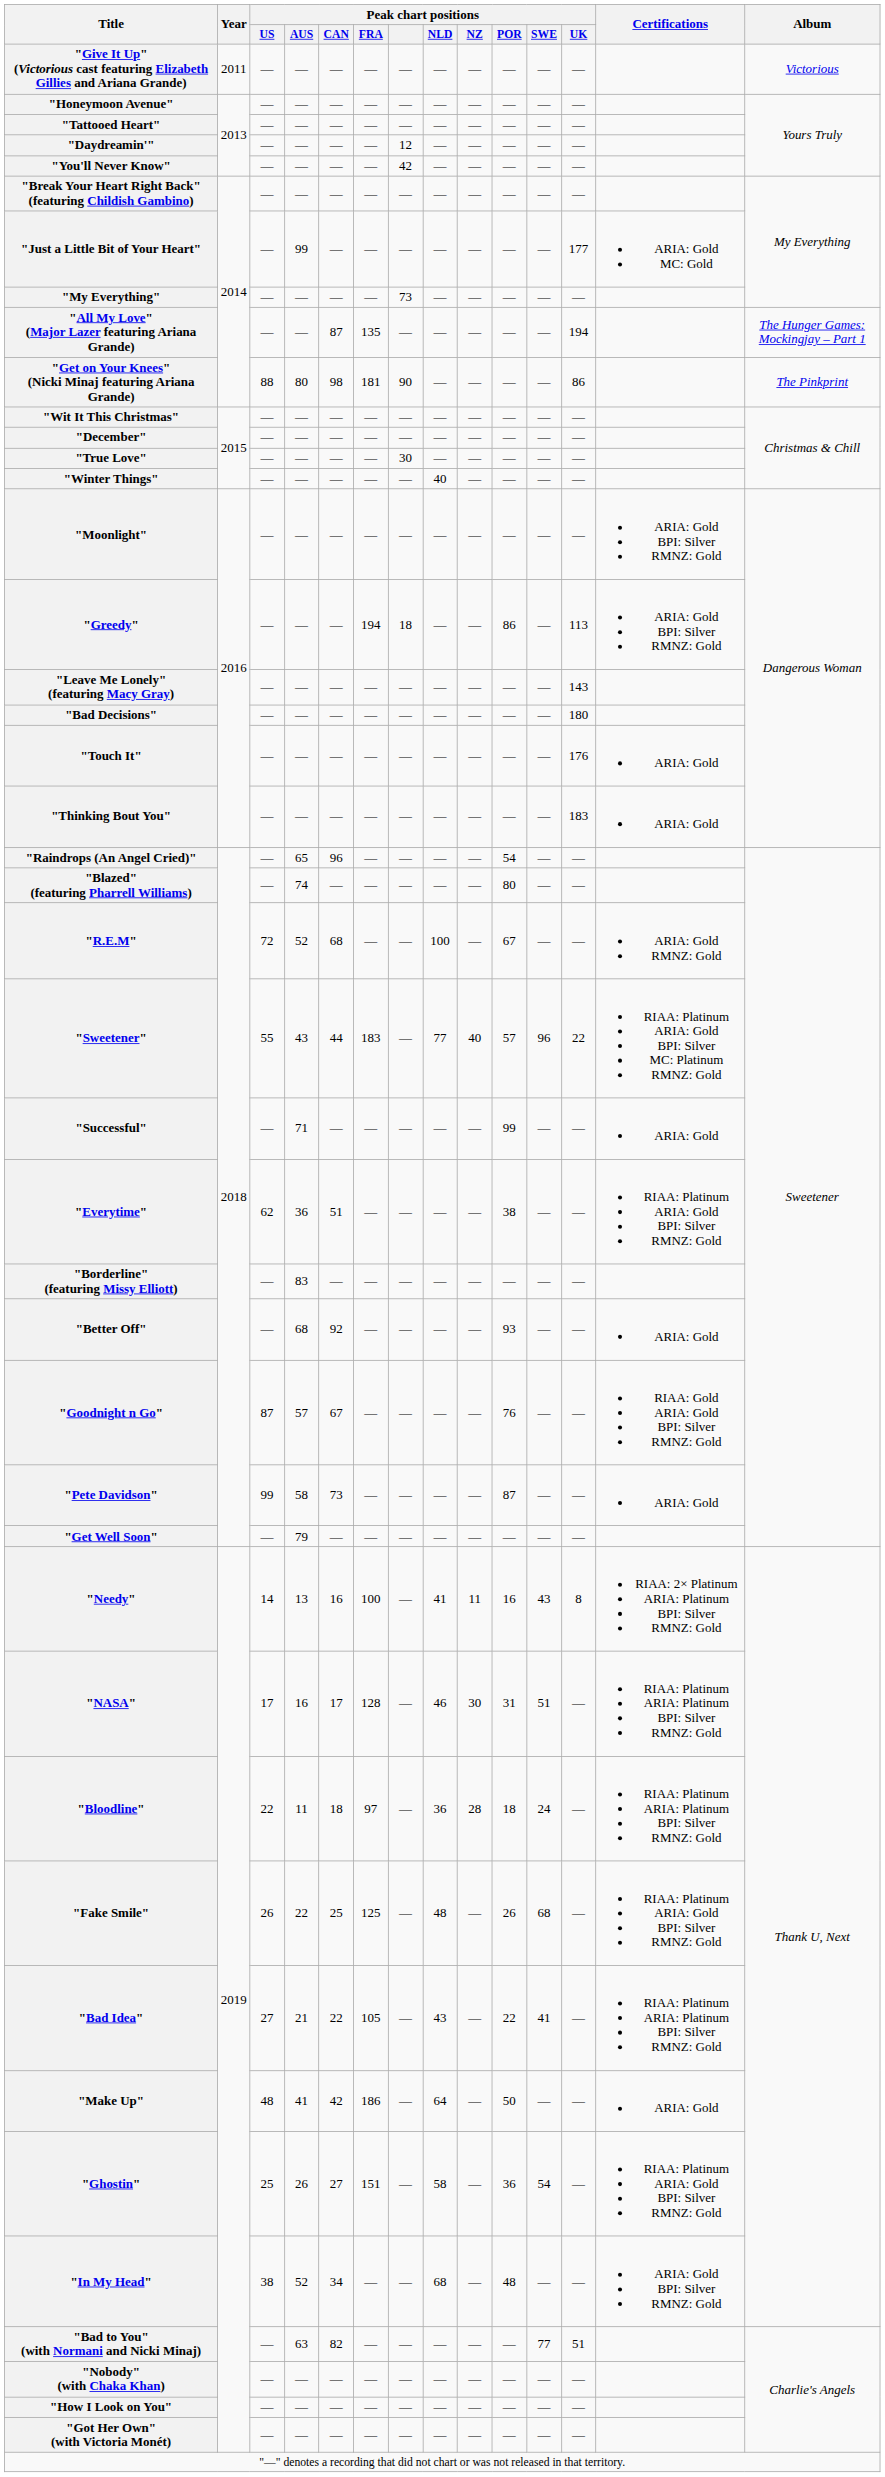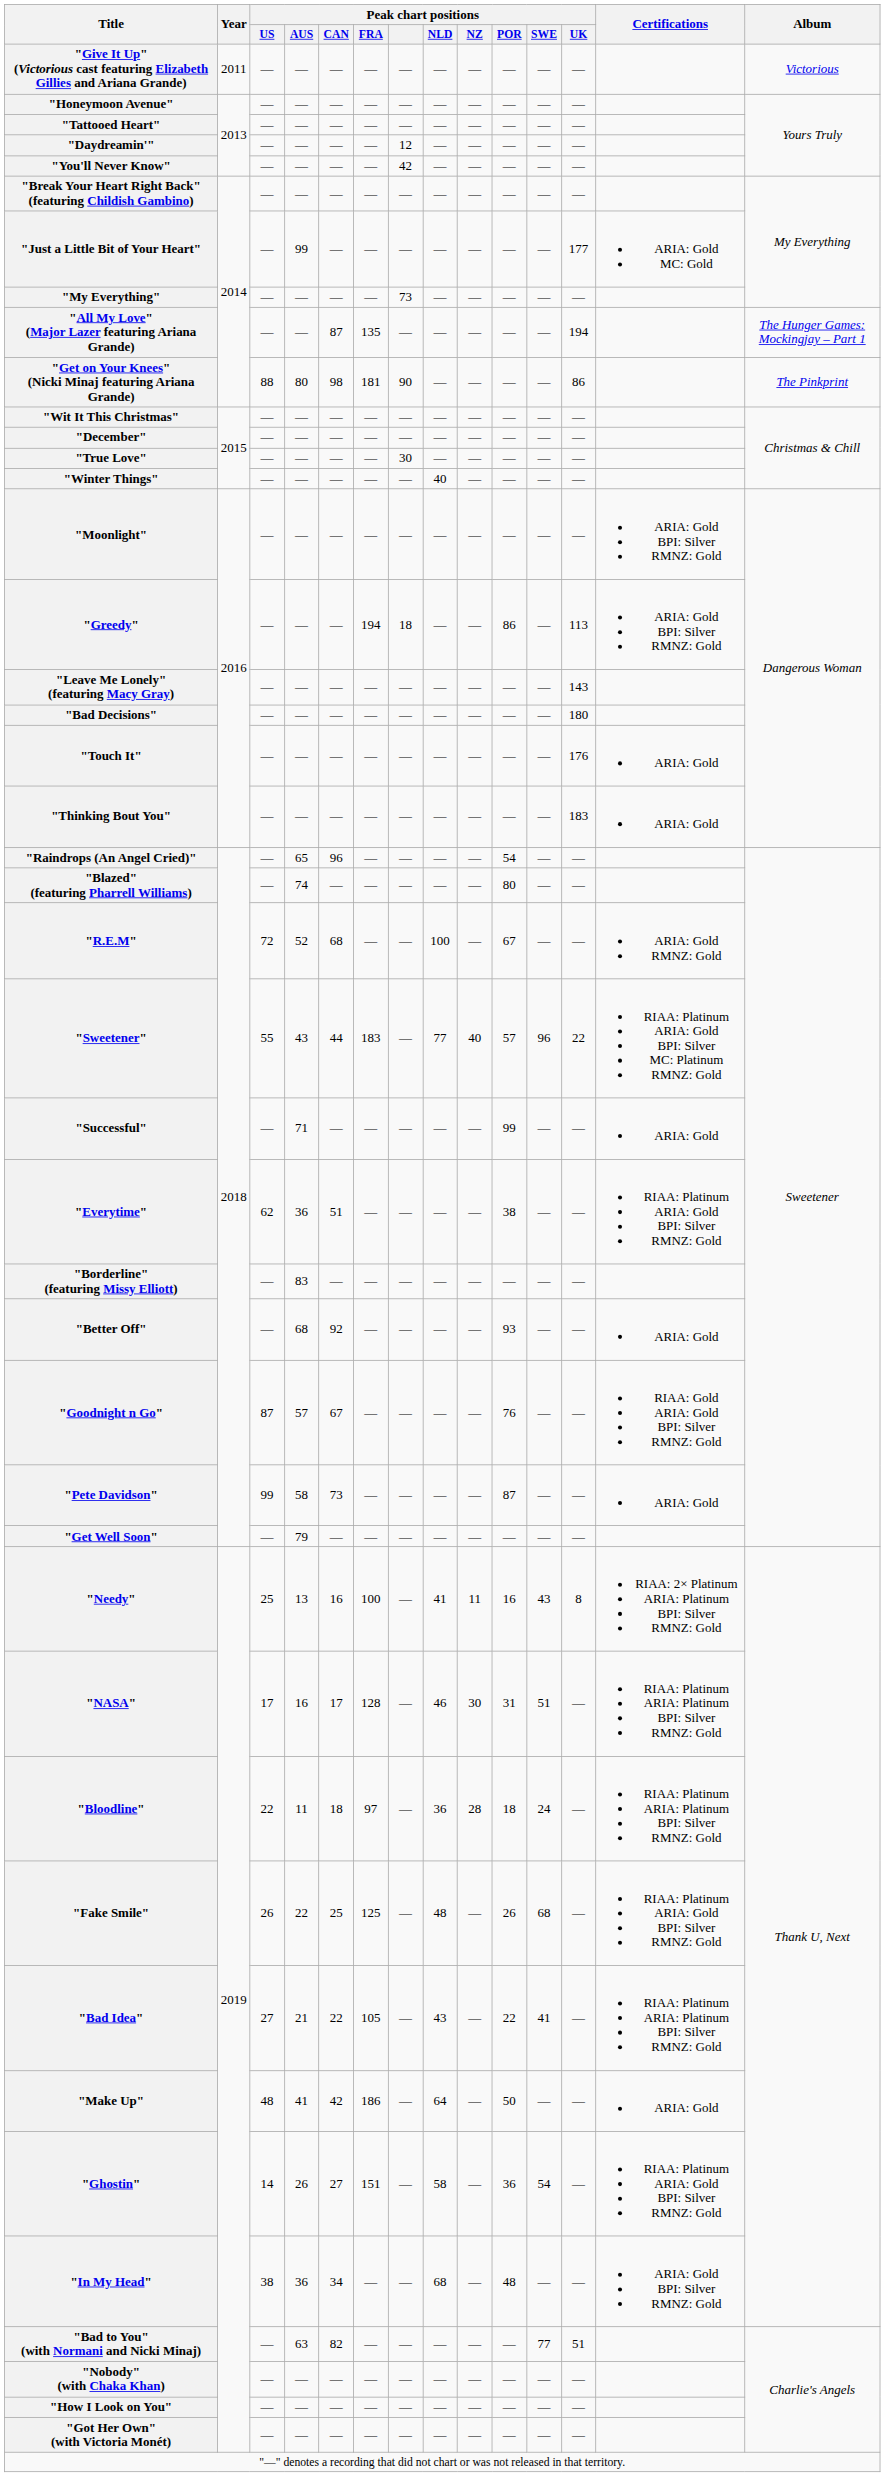(267, 1598) 14 -> (267, 1598) 25
(267, 2183) 25 -> (267, 2183) 14
(302, 2281) 52 -> (302, 2281) 36
